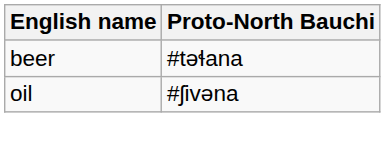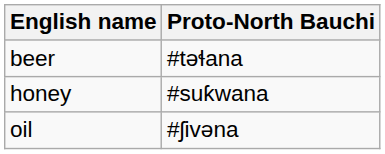+ row: (41, 93)
